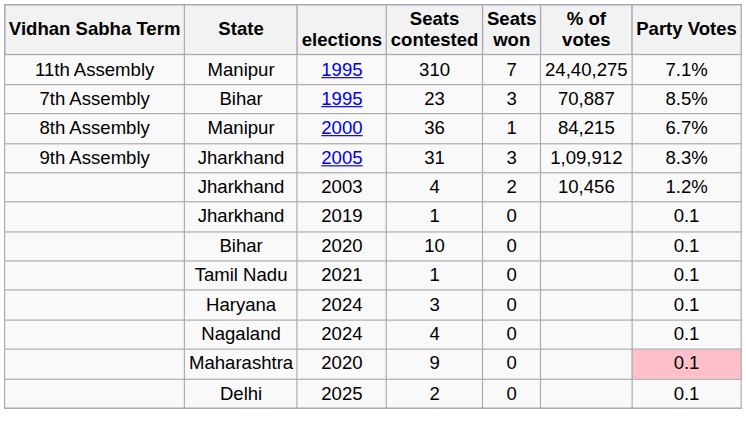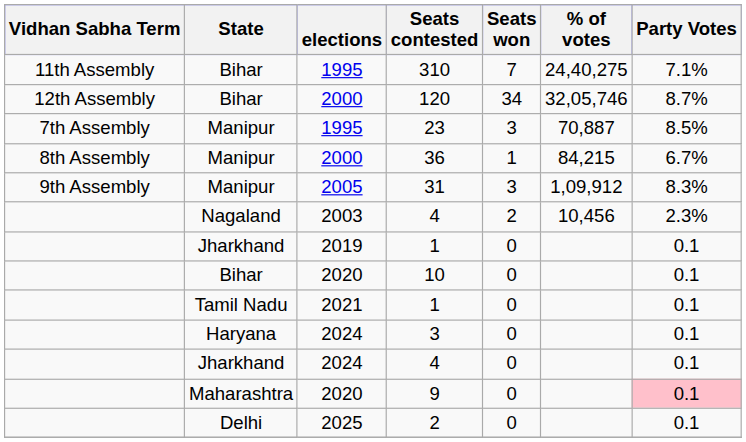(241, 69) Manipur -> (241, 69) Bihar
+ row: (342, 98)
(241, 98) Bihar -> (241, 128) Manipur
(241, 157) Jharkhand -> (241, 187) Manipur
(241, 187) Jharkhand -> (241, 216) Nagaland
(687, 187) 1.2% -> (687, 216) 2.3%
(241, 334) Nagaland -> (241, 363) Jharkhand
